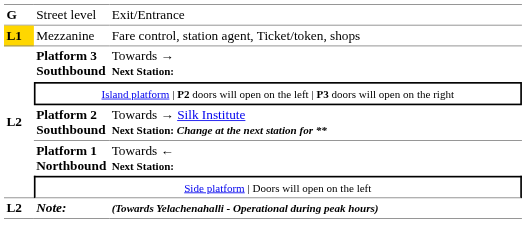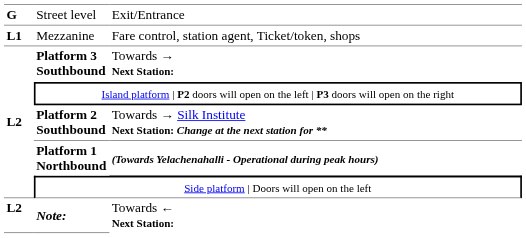(14, 35) gold background -> (14, 35) no background
(143, 158) Towards ← Next Station: -> (245, 158) (Towards Yelachenahalli - Operational during peak hours)
(245, 209) (Towards Yelachenahalli - Operational during peak hours) -> (143, 215) Towards ← Next Station:
